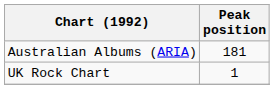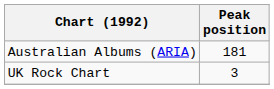(235, 73) 1 -> (235, 73) 3
